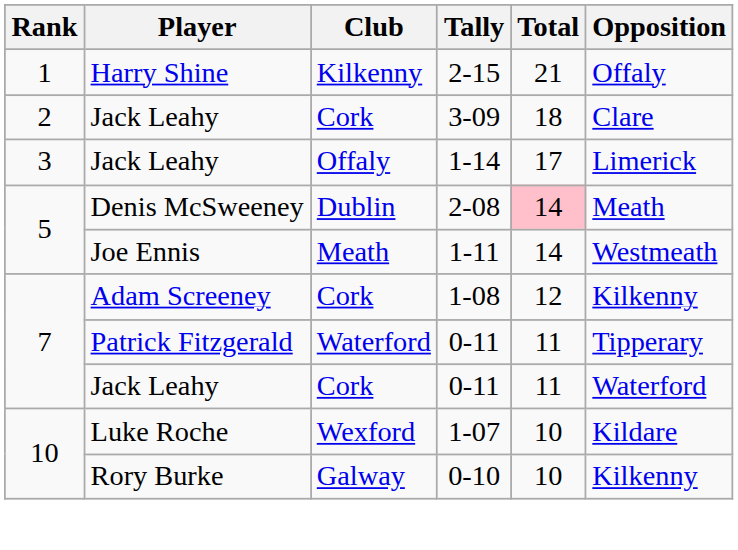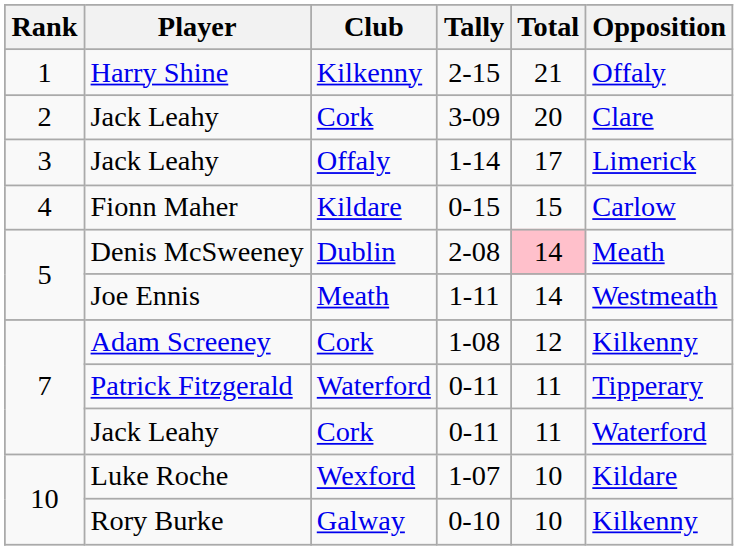(548, 116) 18 -> (548, 116) 20
+ row: (164, 206)
